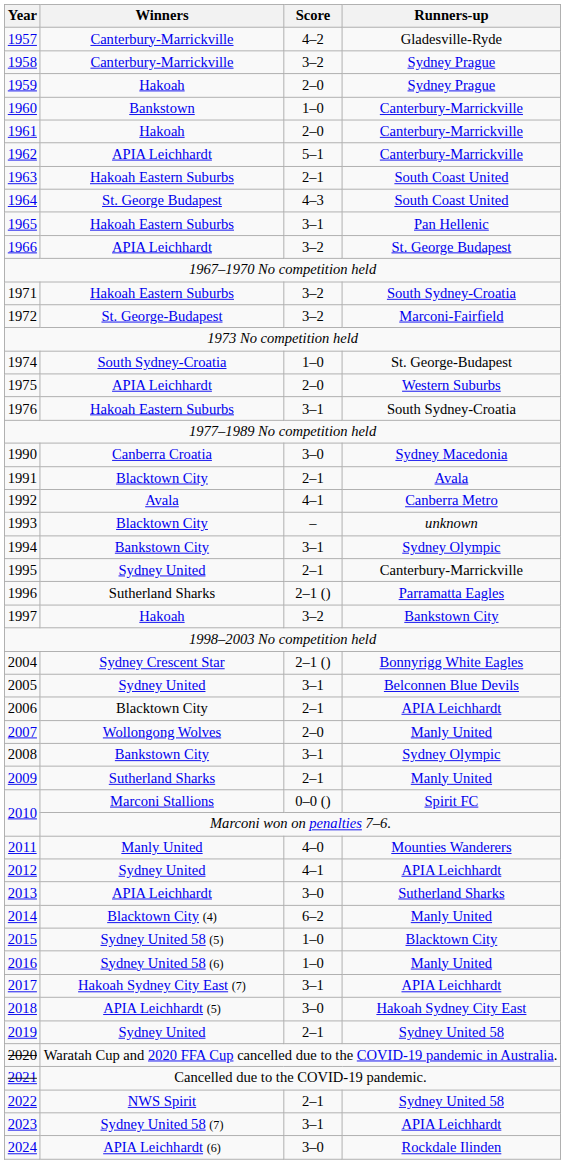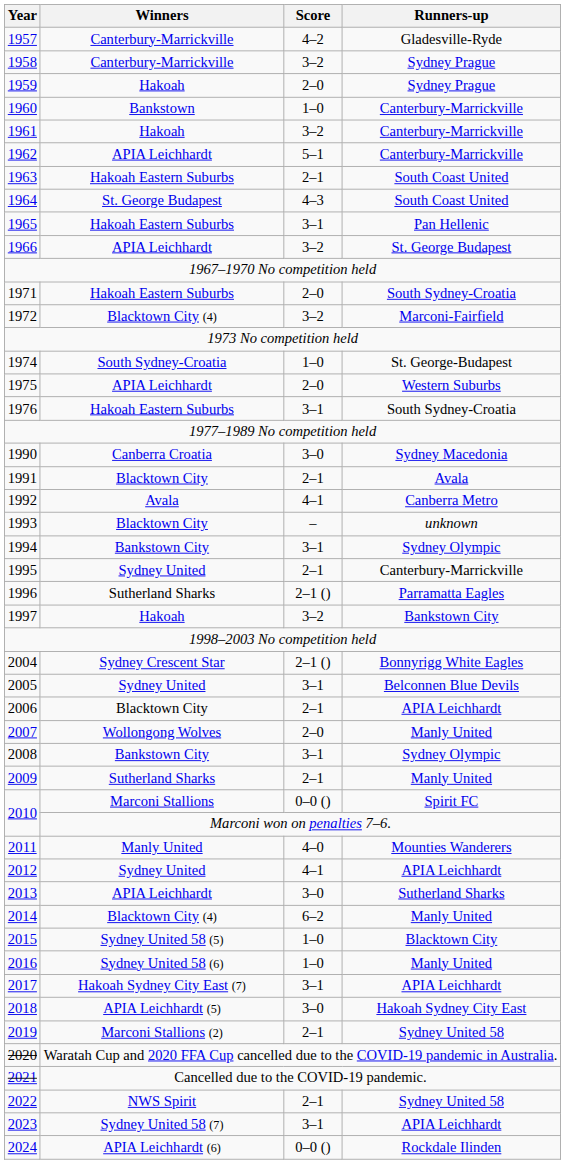(313, 131) 2–0 -> (313, 131) 3–2
(313, 293) 3–2 -> (313, 293) 2–0
(162, 316) St. George-Budapest -> (162, 316) Blacktown City (4)
(162, 1032) Sydney United -> (162, 1032) Marconi Stallions (2)
(313, 1147) 3–0 -> (313, 1147) 0–0 ()
